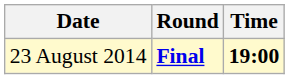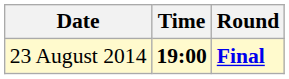columns swapped: (254, 21) <-> (188, 21)
